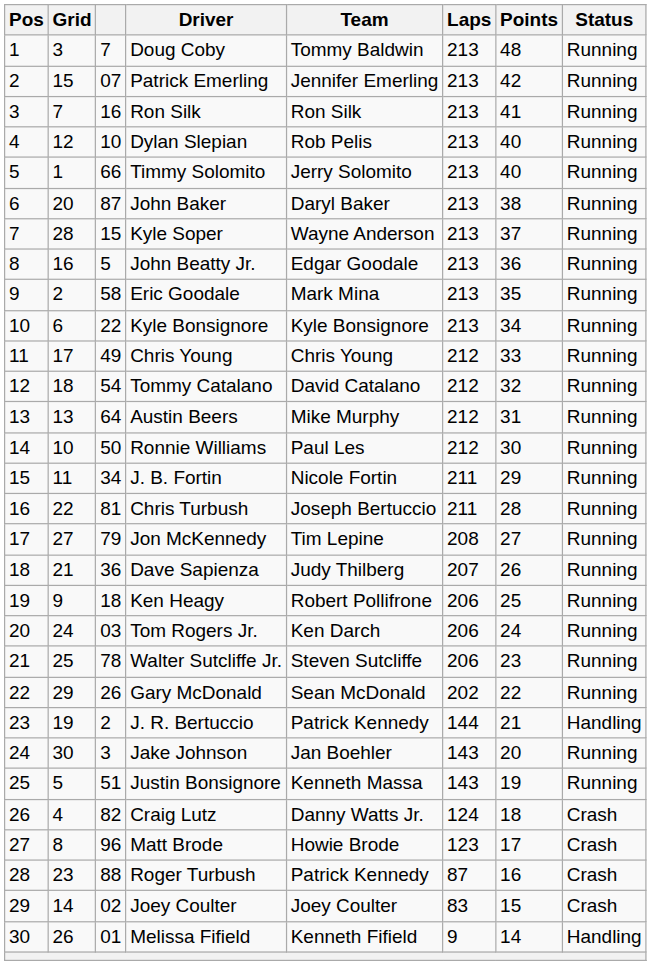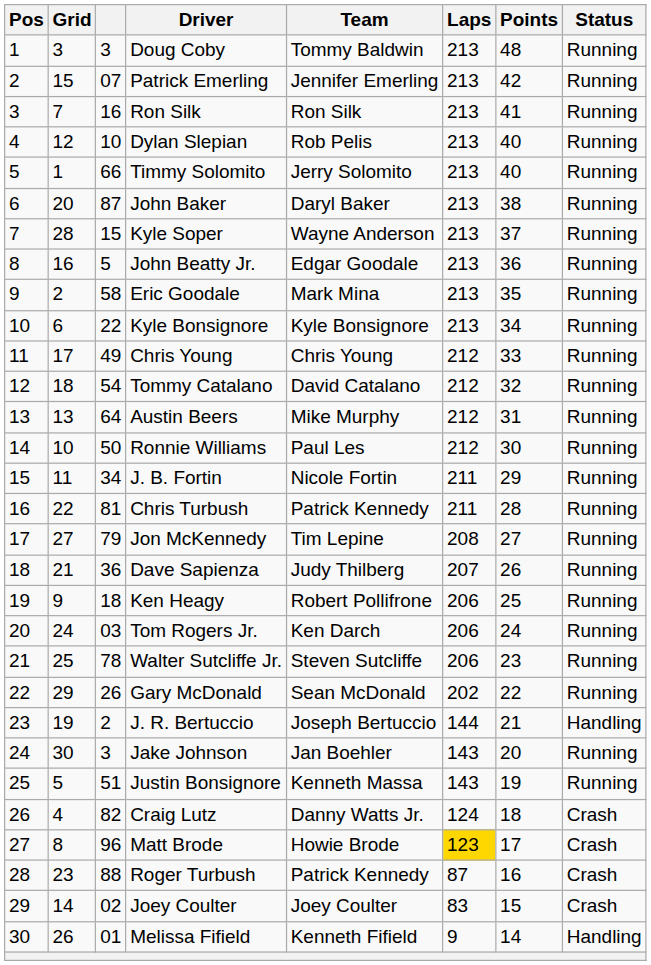(106, 50) 7 -> (106, 50) 3
(363, 508) Joseph Bertuccio -> (360, 508) Patrick Kennedy
(360, 722) Patrick Kennedy -> (363, 722) Joseph Bertuccio
(463, 844) no background -> (463, 844) gold background
